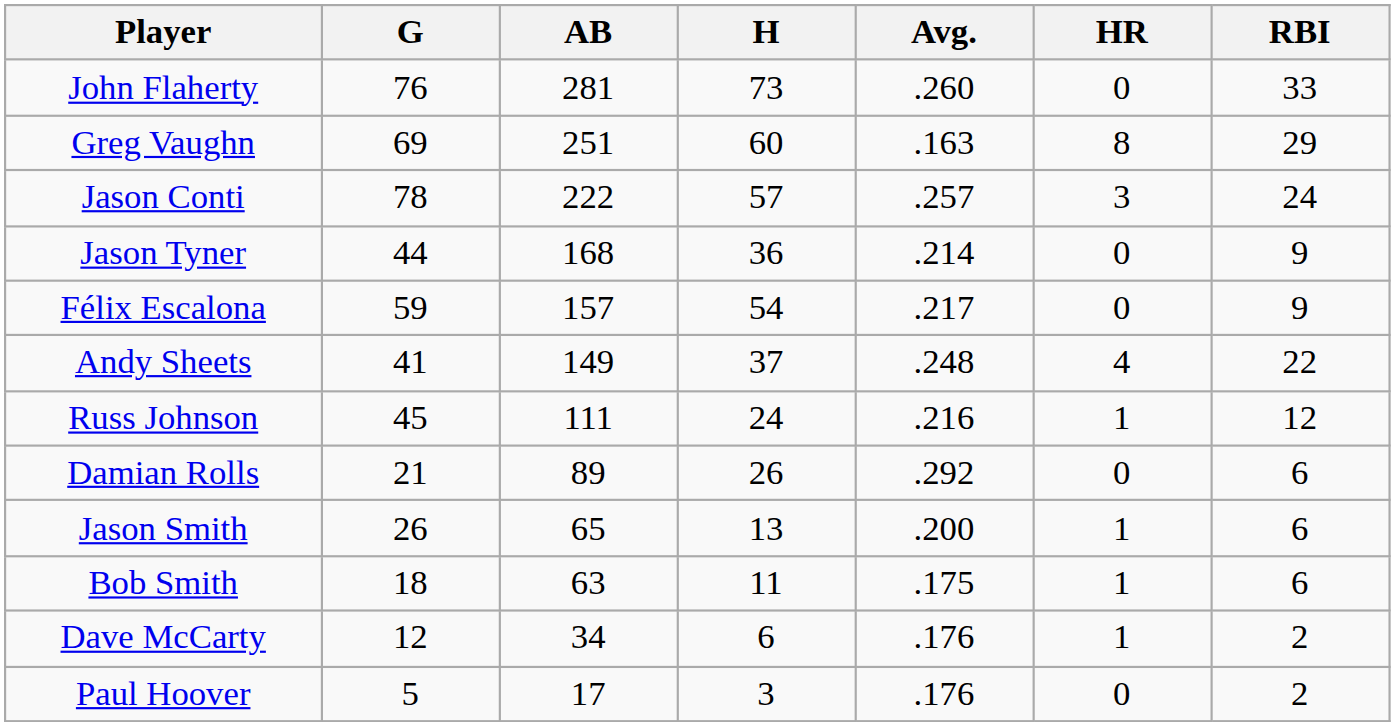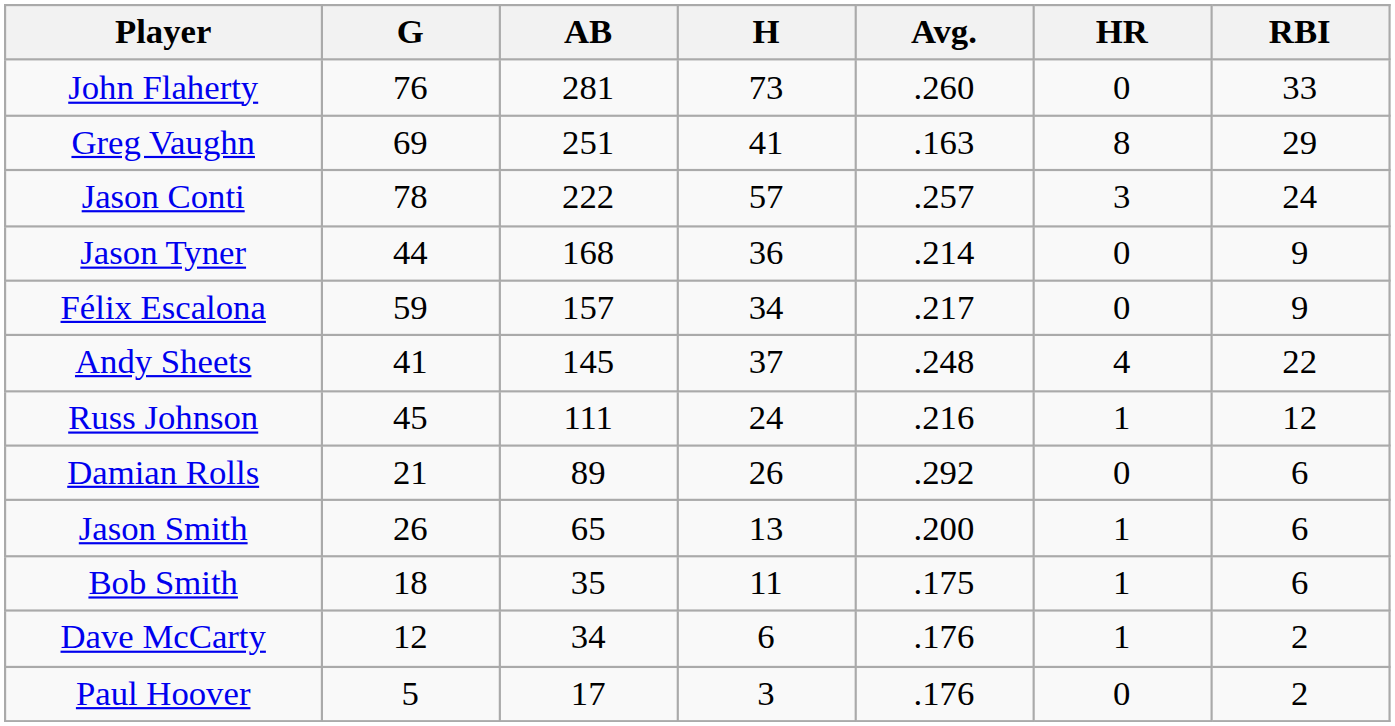(766, 142) 60 -> (766, 142) 41
(766, 307) 54 -> (766, 307) 34
(588, 362) 149 -> (588, 362) 145
(588, 582) 63 -> (588, 582) 35
